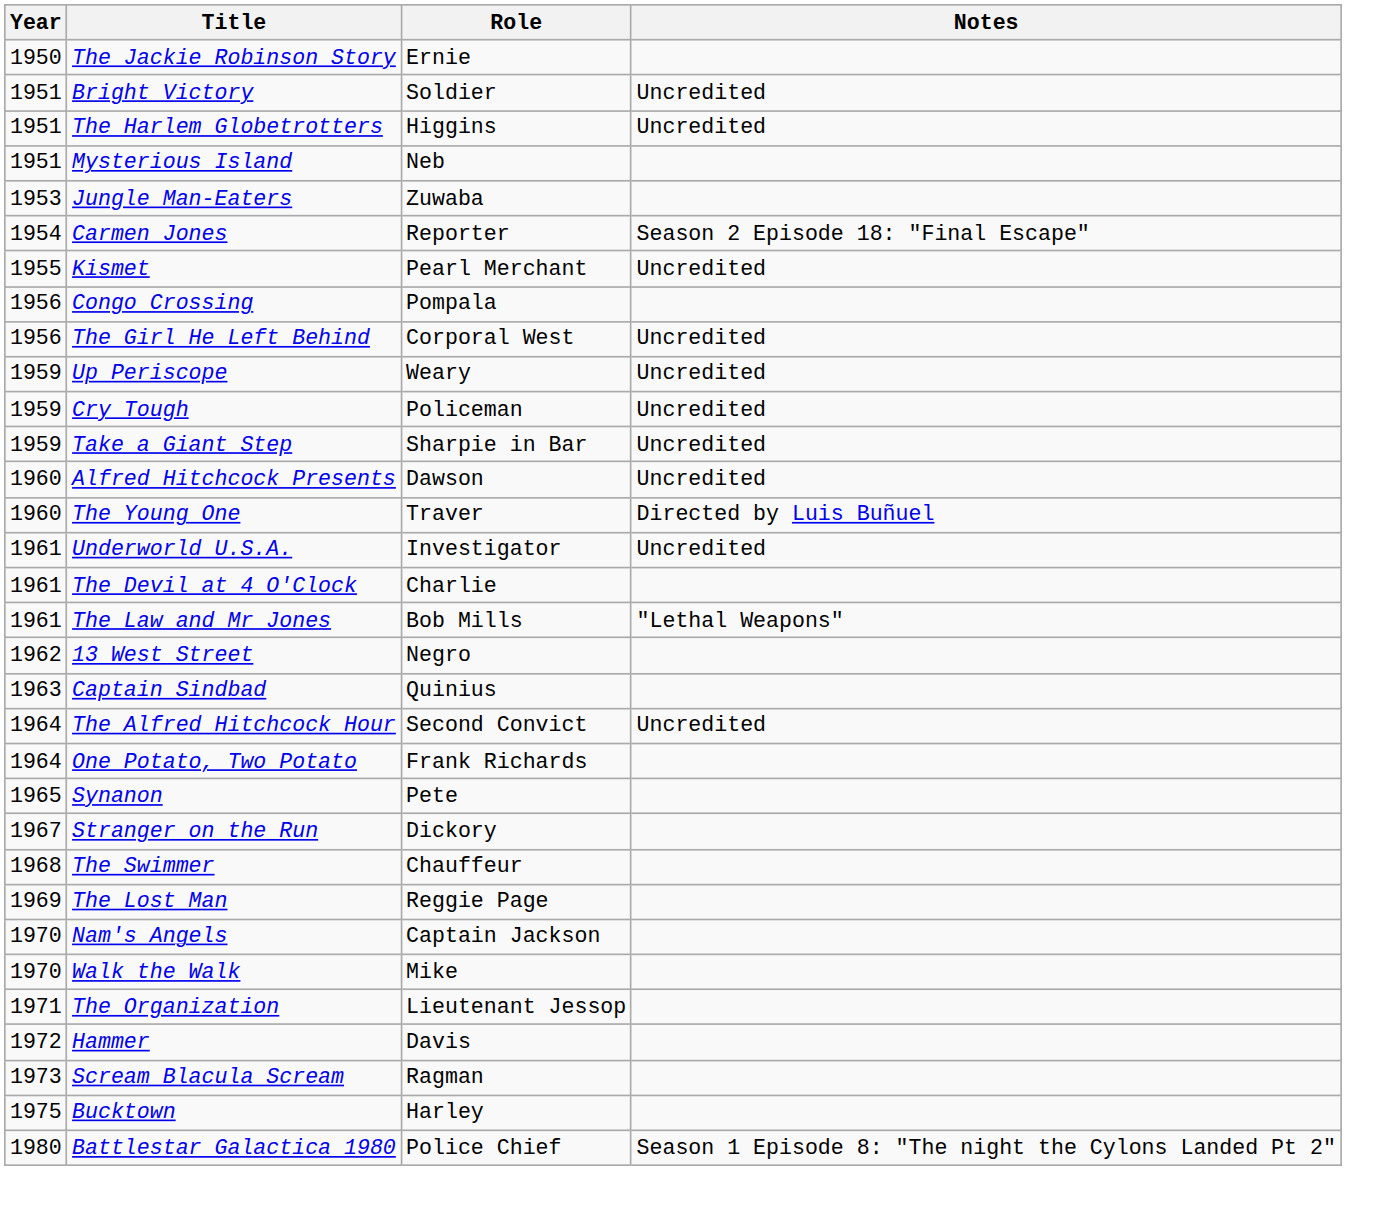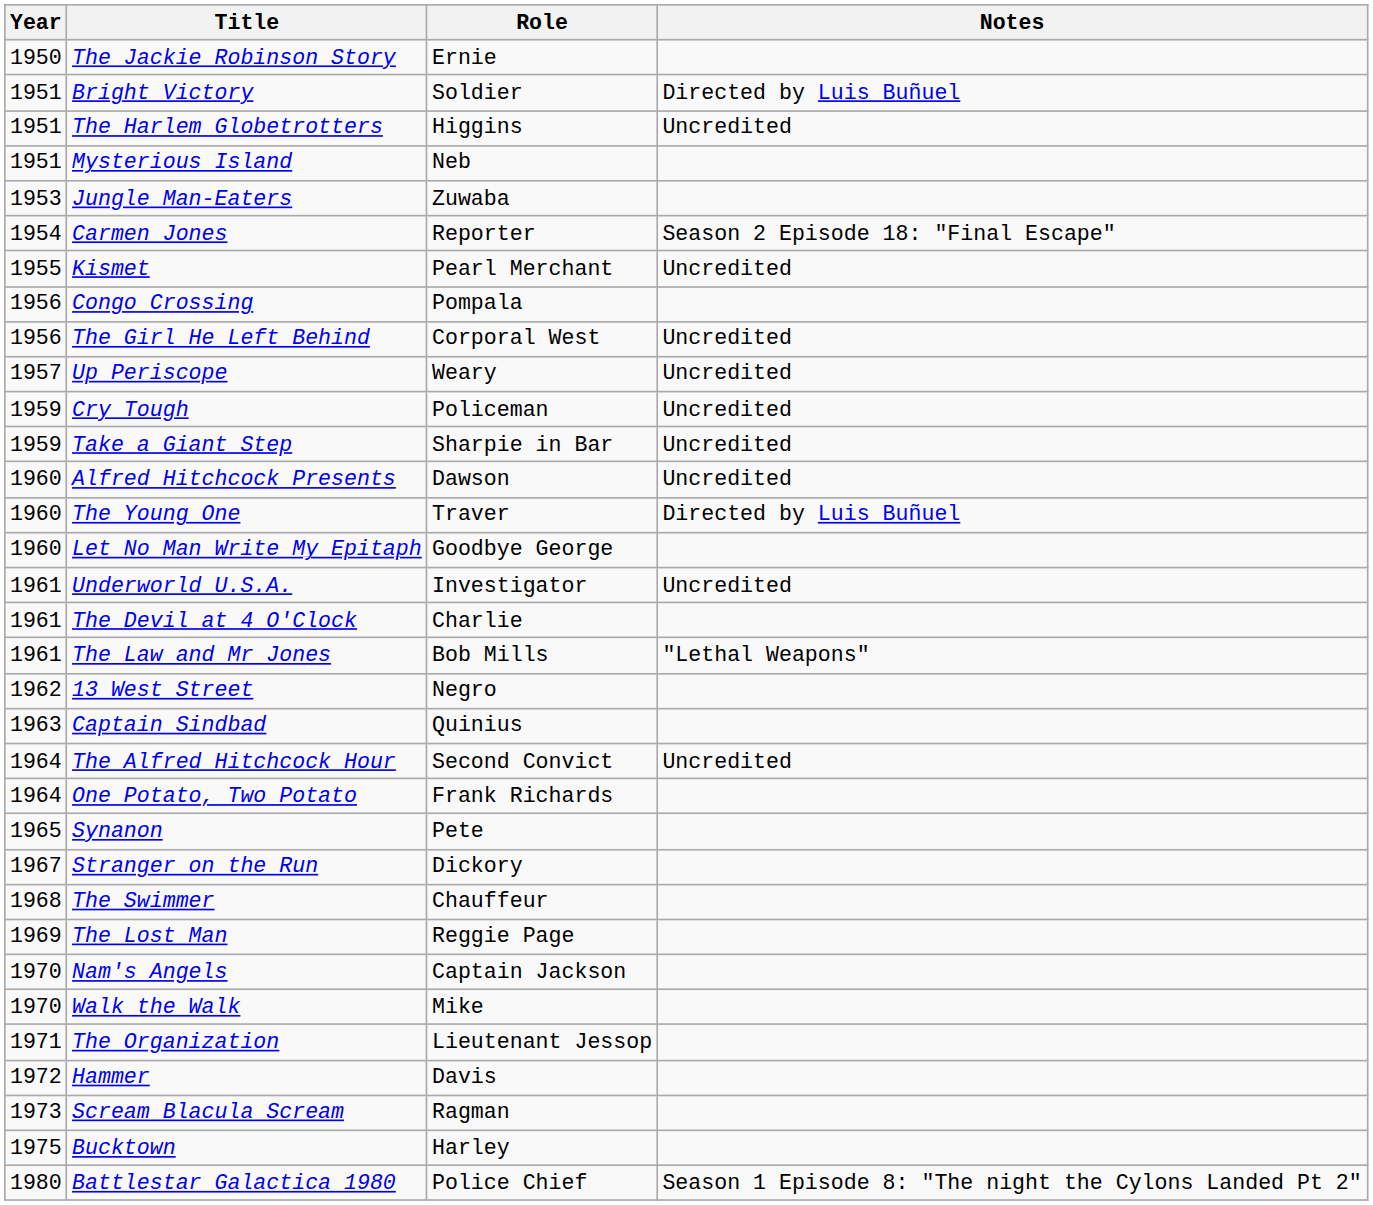(701, 93) Uncredited -> (811, 93) Directed by Luis Buñuel
(36, 374) 1959 -> (36, 374) 1957
+ row: (247, 550)
